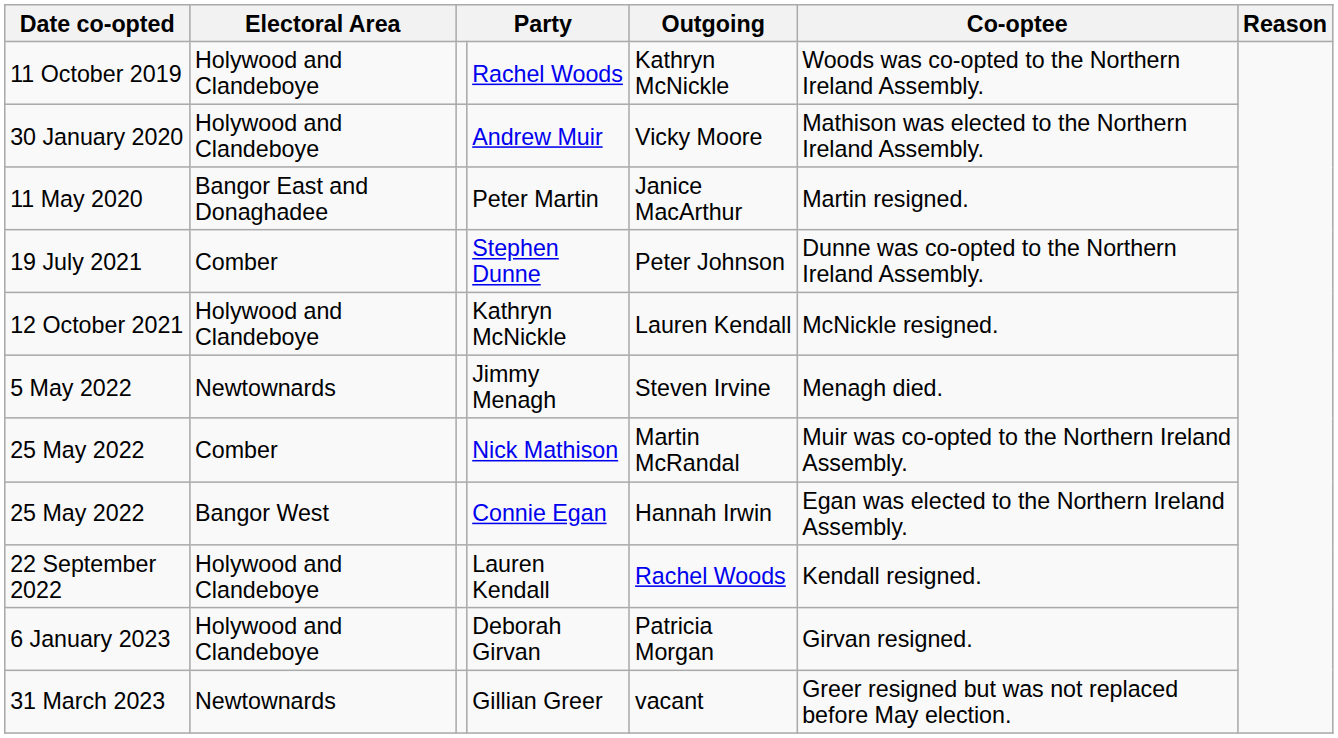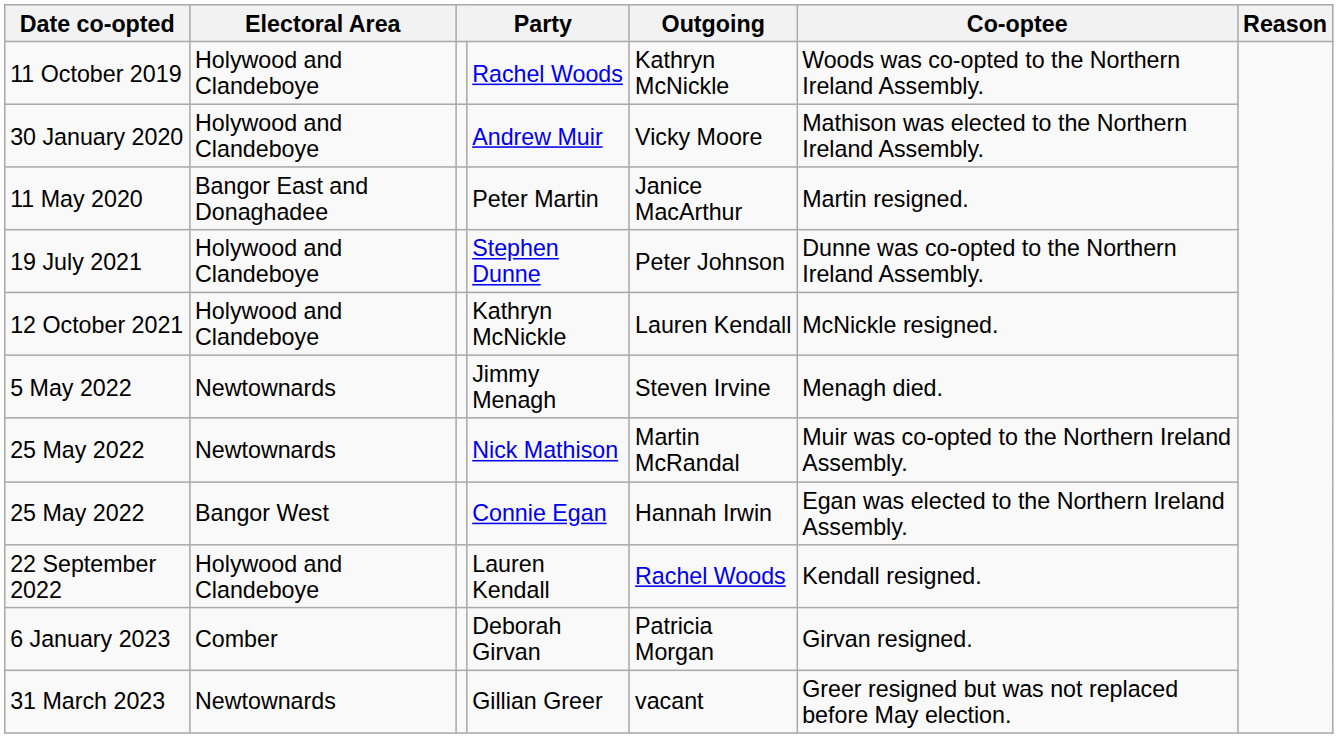(236, 262) Comber -> (269, 262) Holywood and Clandeboye
(236, 450) Comber -> (265, 450) Newtownards
(269, 639) Holywood and Clandeboye -> (236, 639) Comber
